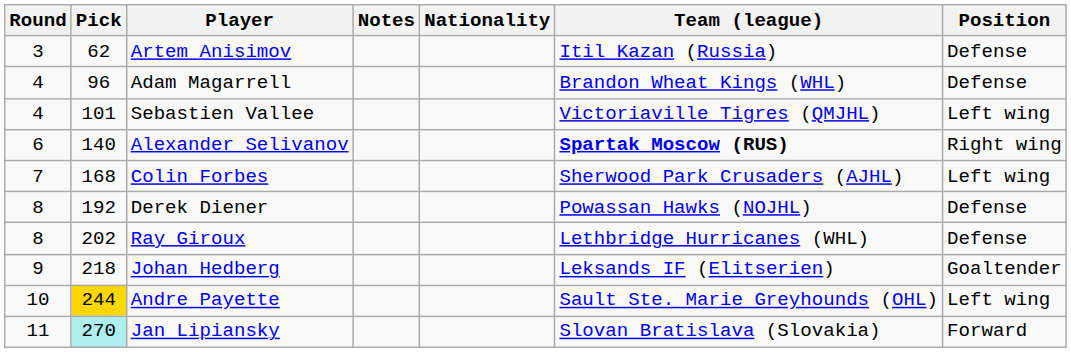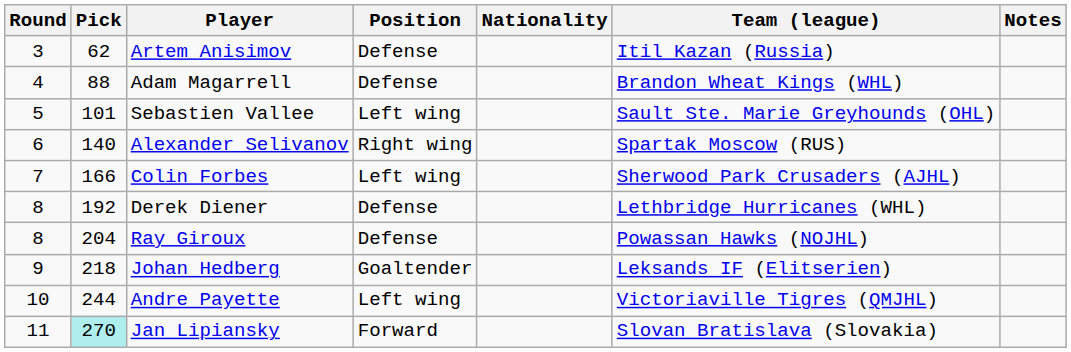columns swapped: (1004, 20) <-> (386, 20)
(99, 83) 96 -> (99, 83) 88
(38, 114) 4 -> (38, 114) 5
(720, 114) Victoriaville Tigres (QMJHL) -> (806, 114) Sault Ste. Marie Greyhounds (OHL)
(674, 145) bold -> (731, 145) normal
(99, 176) 168 -> (99, 176) 166
(686, 207) Powassan Hawks (NOJHL) -> (772, 207) Lethbridge Hurricanes (WHL)
(99, 238) 202 -> (99, 238) 204
(714, 238) Lethbridge Hurricanes (WHL) -> (743, 238) Powassan Hawks (NOJHL)
(99, 301) gold background -> (99, 301) no background
(749, 301) Sault Ste. Marie Greyhounds (OHL) -> (777, 301) Victoriaville Tigres (QMJHL)
